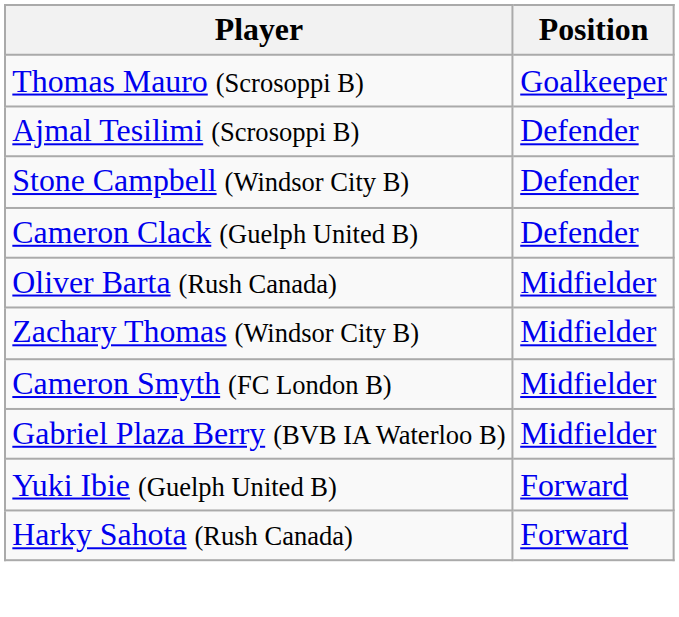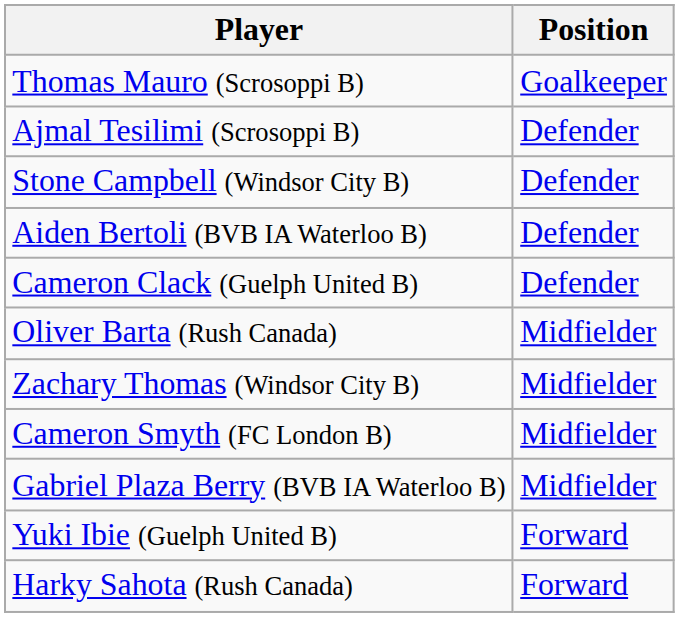+ row: (220, 231)
